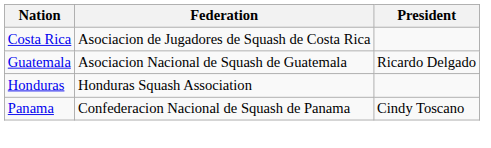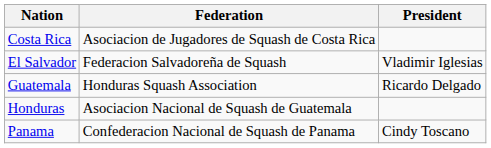+ row: (42, 62)
(212, 62) Asociacion Nacional de Squash de Guatemala -> (170, 85) Honduras Squash Association
(165, 85) Honduras Squash Association -> (217, 108) Asociacion Nacional de Squash de Guatemala
